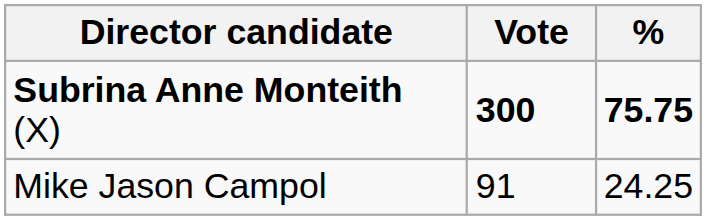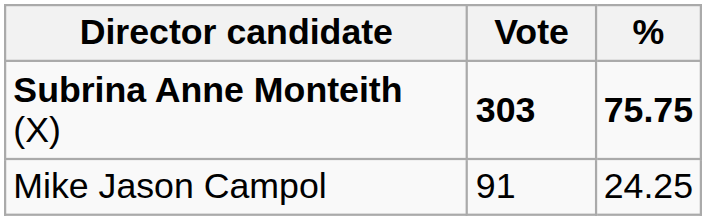(506, 109) 300 -> (506, 109) 303
